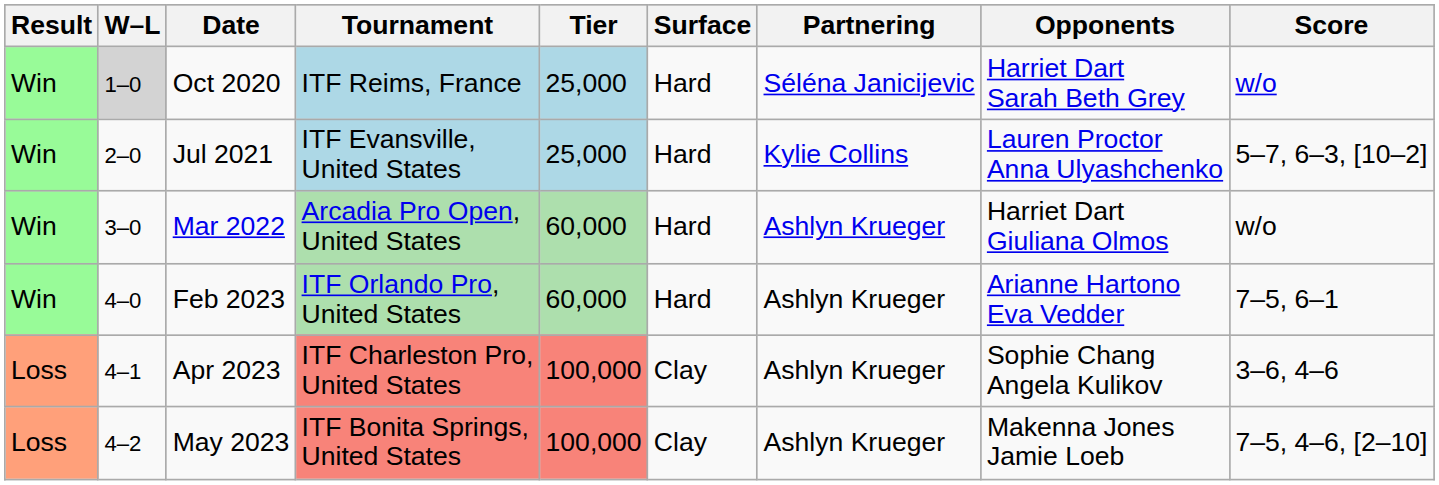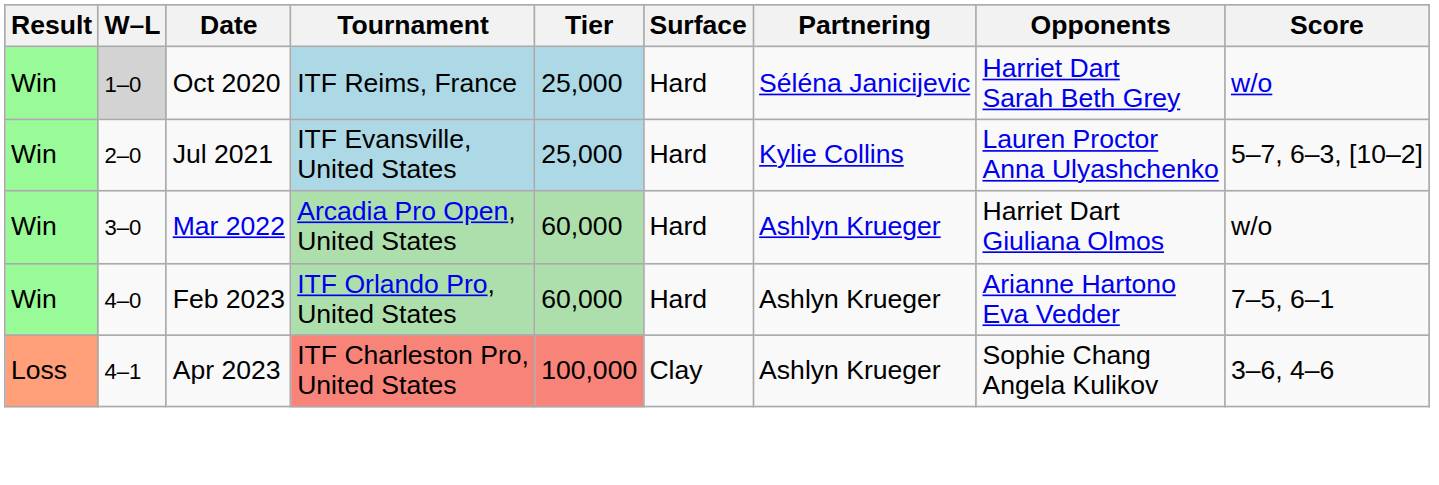- row: (231, 442)
